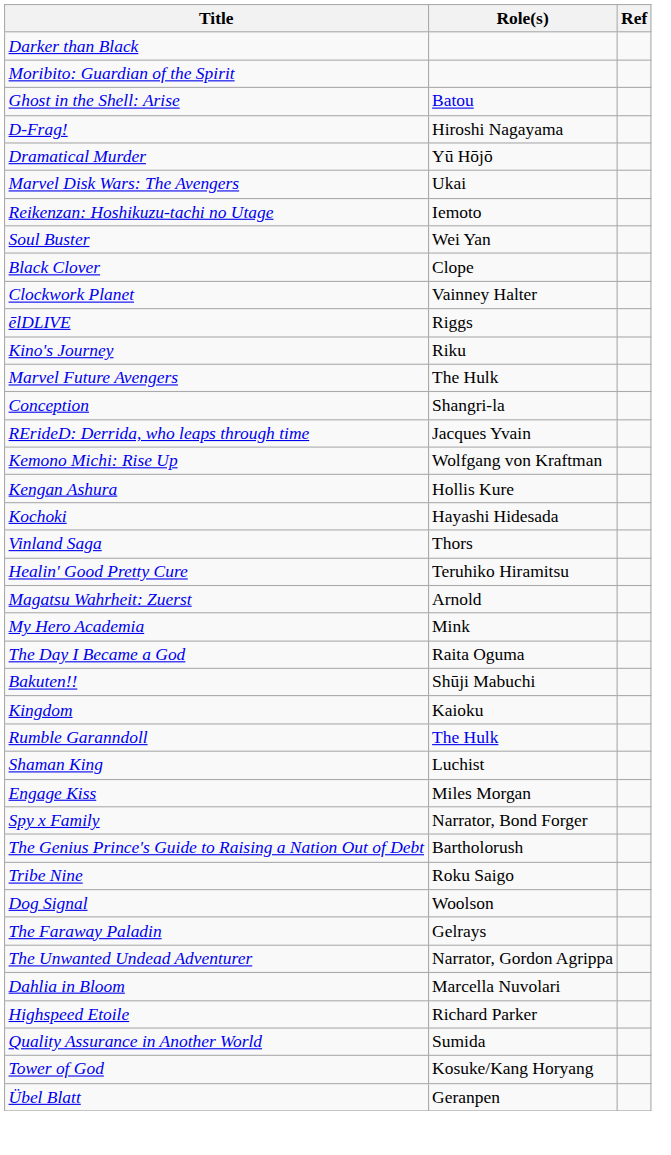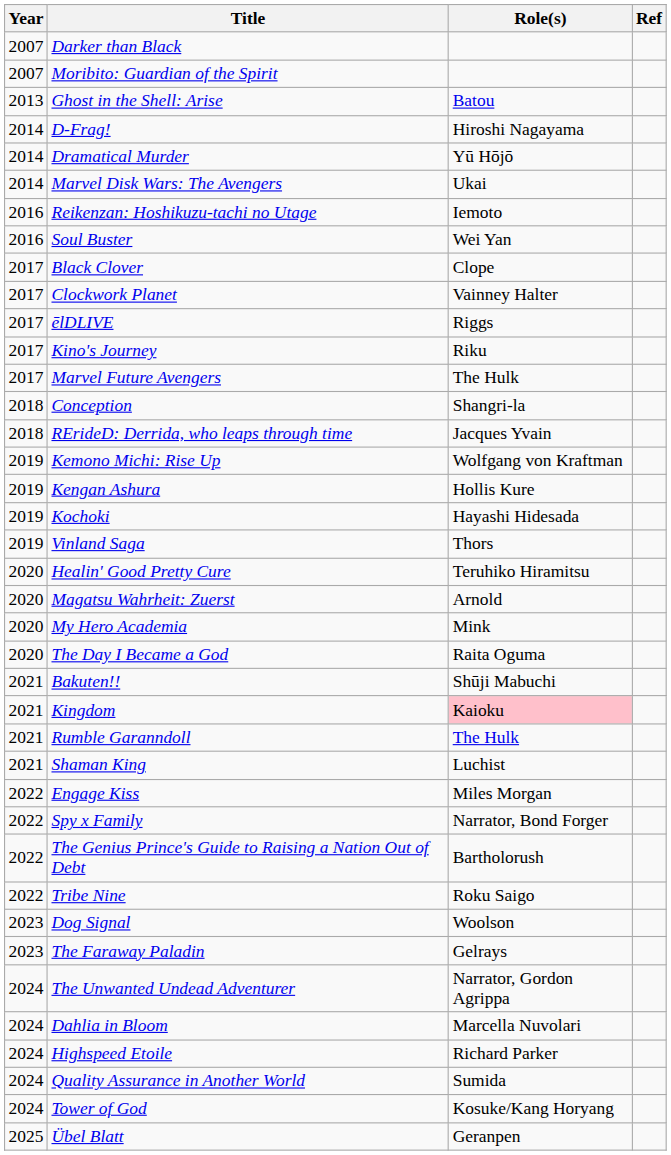+ column: (26, 18)
(458, 709) no background -> (478, 709) pink background
